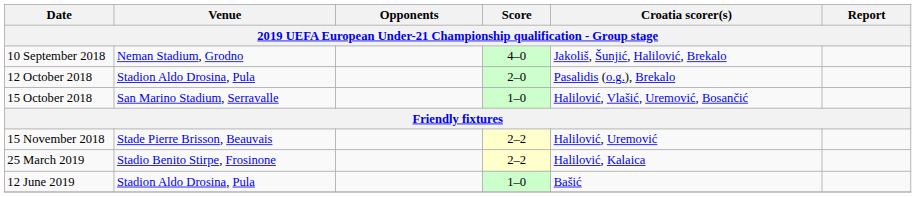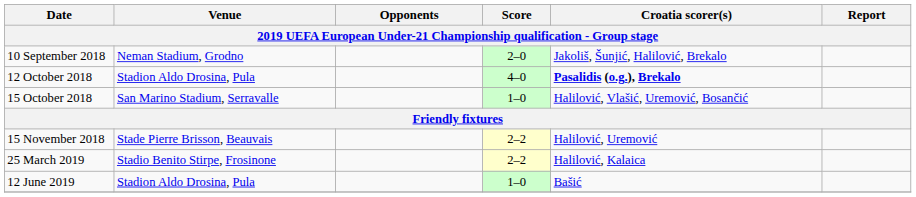(517, 56) 4–0 -> (517, 56) 2–0
(517, 77) 2–0 -> (517, 77) 4–0
(614, 77) normal -> (617, 77) bold
